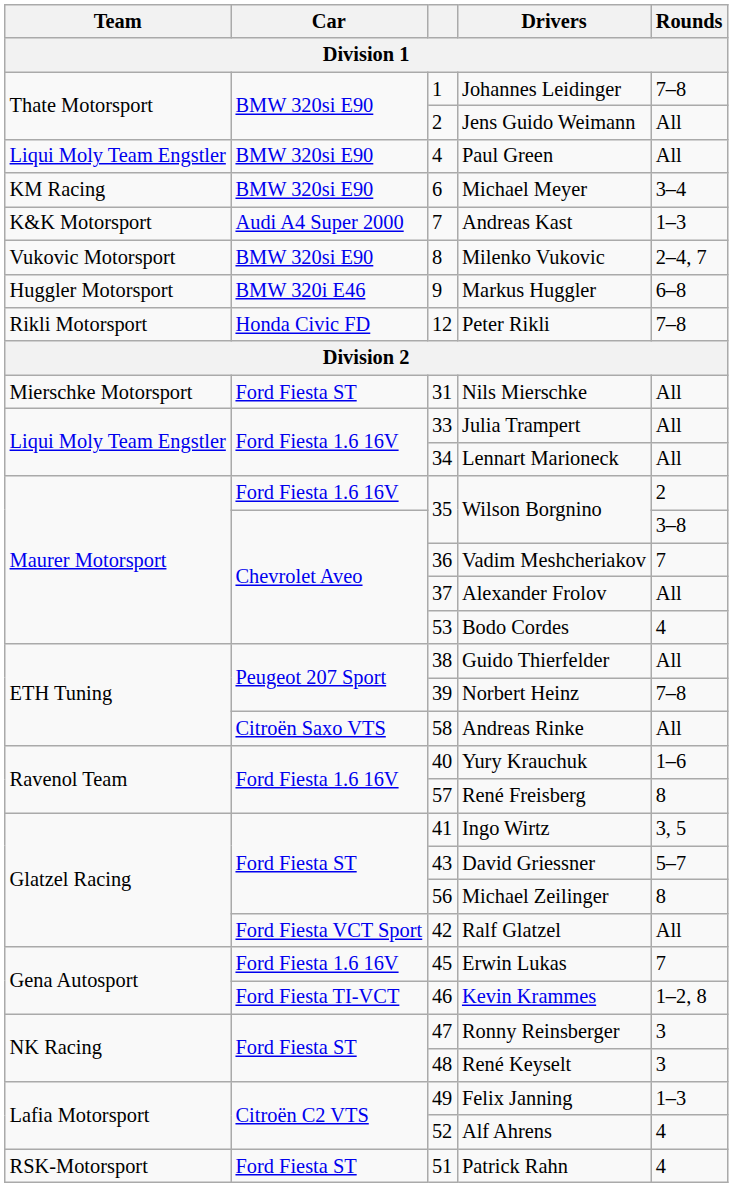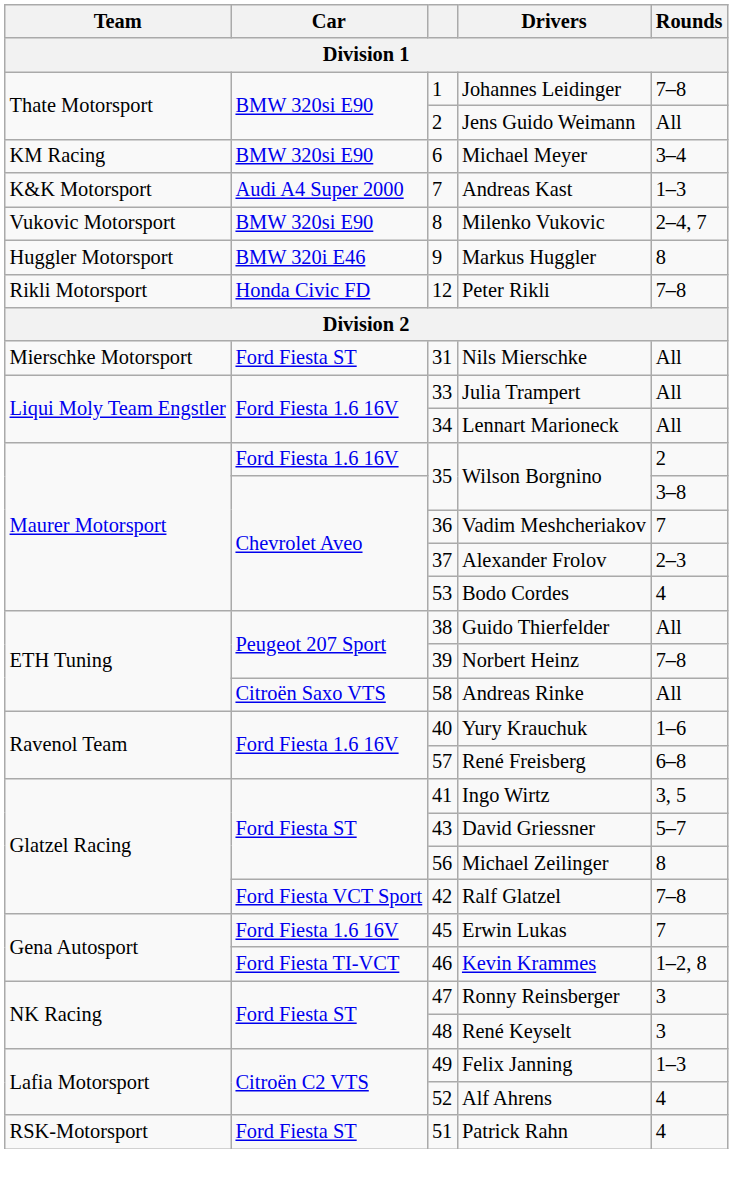- row: (304, 155)
(671, 290) 6–8 -> (661, 256) 8
(669, 593) All -> (671, 559) 2–3
(661, 795) 8 -> (671, 761) 6–8
(669, 929) All -> (671, 895) 7–8
